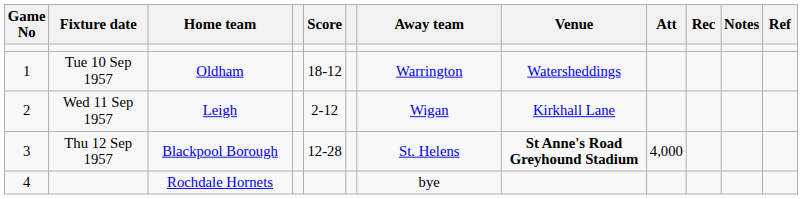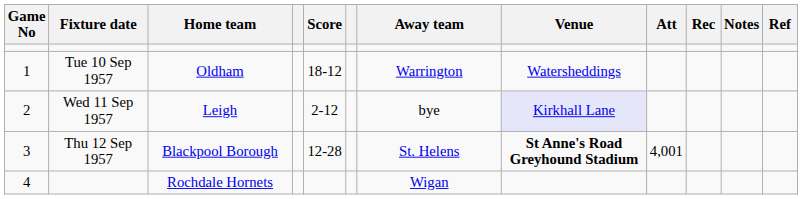(429, 111) Wigan -> (429, 111) bye
(574, 111) no background -> (574, 111) lavender background
(666, 150) 4,000 -> (666, 150) 4,001
(429, 182) bye -> (429, 182) Wigan
